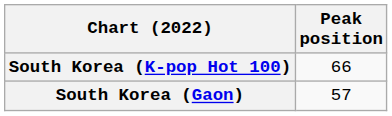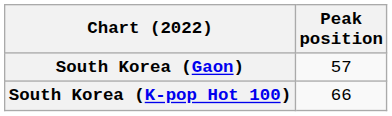rows swapped: (150, 96) <-> (150, 67)
